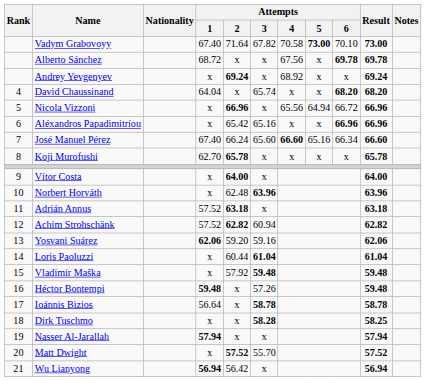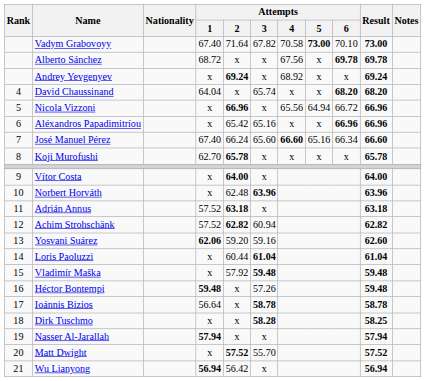(376, 240) 62.06 -> (376, 240) 62.60
